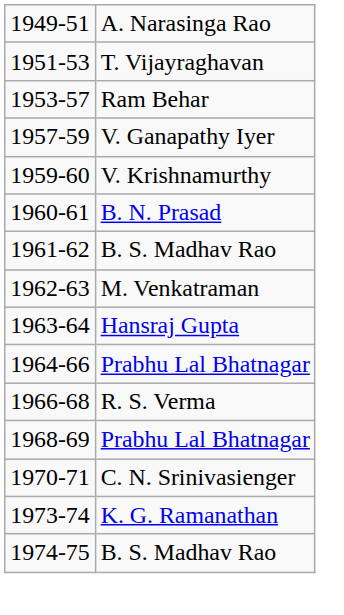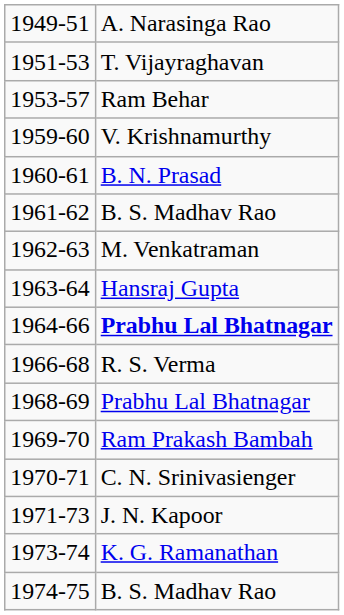- row: (50, 136)
(205, 363) normal -> (217, 325) bold
+ row: (50, 439)
+ row: (50, 514)
